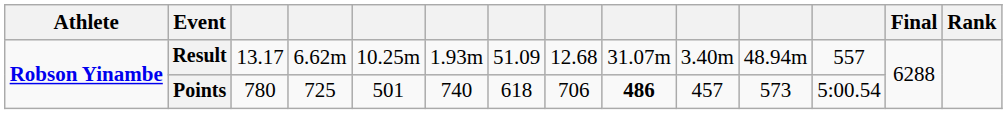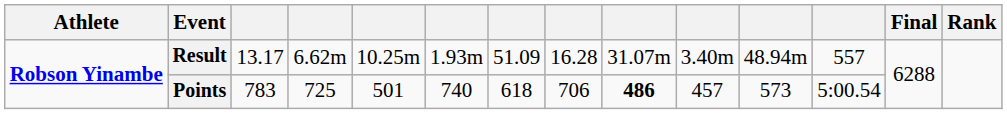(574, 56) 12.68 -> (574, 56) 16.28
(260, 91) 780 -> (260, 91) 783
